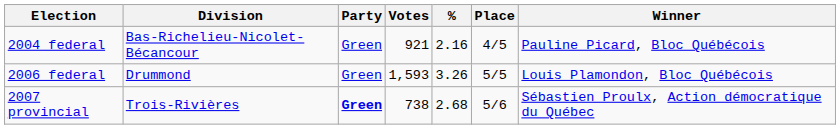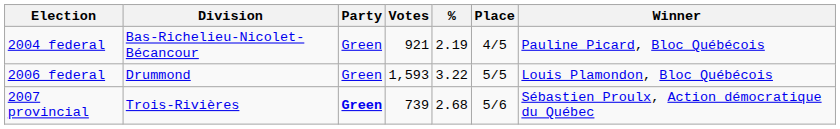(452, 45) 2.16 -> (452, 45) 2.19
(452, 75) 3.26 -> (452, 75) 3.22
(417, 105) 738 -> (417, 105) 739
